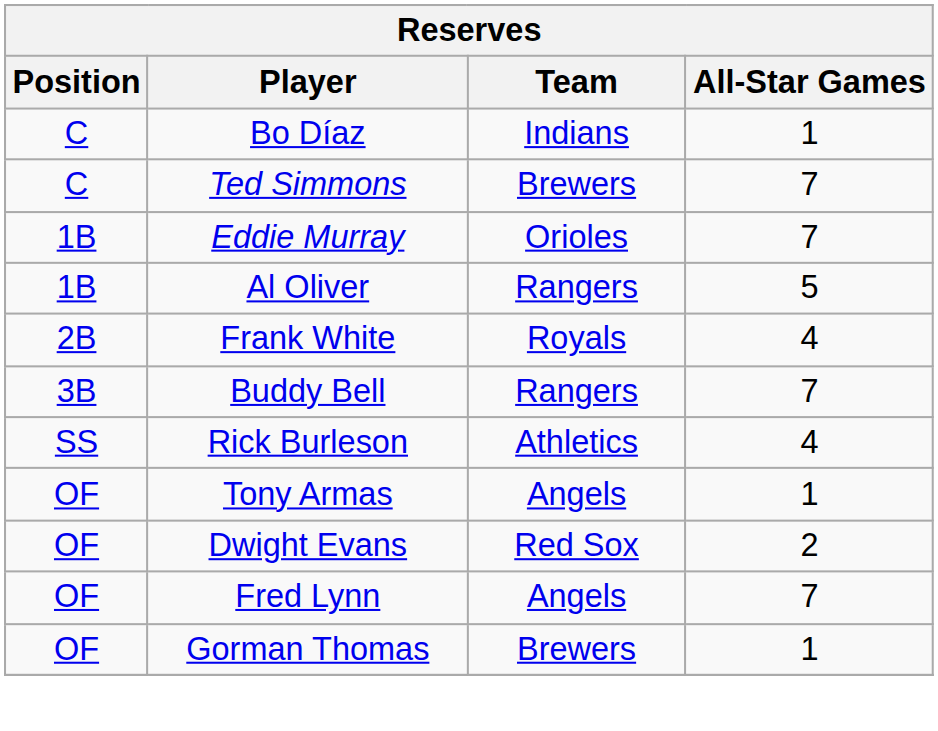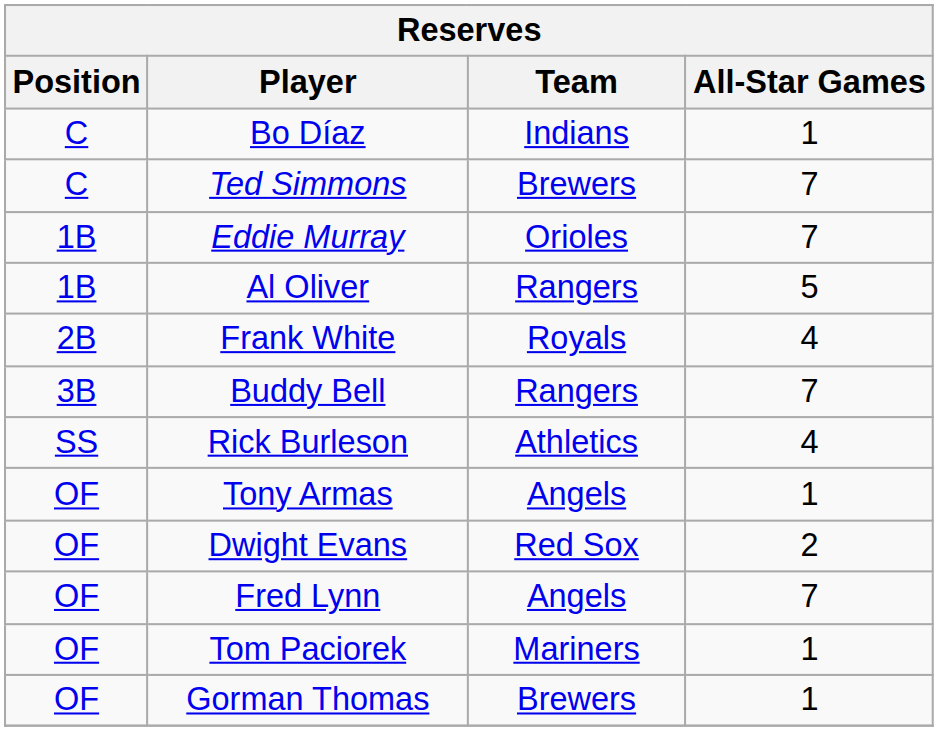+ row: (308, 648)
